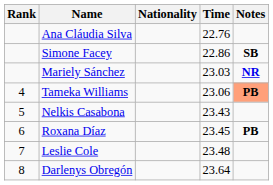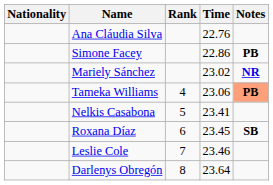columns swapped: (22, 14) <-> (167, 14)
(251, 53) SB -> (251, 53) PB
(216, 72) 23.03 -> (216, 72) 23.02
(216, 111) 23.43 -> (216, 111) 23.41
(251, 131) PB -> (251, 131) SB
(216, 151) 23.48 -> (216, 151) 23.46
